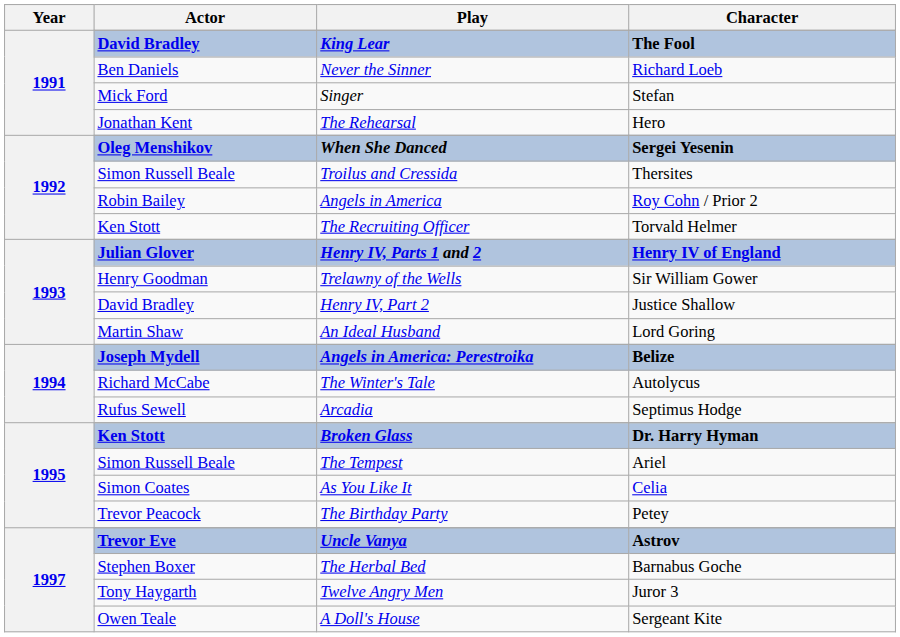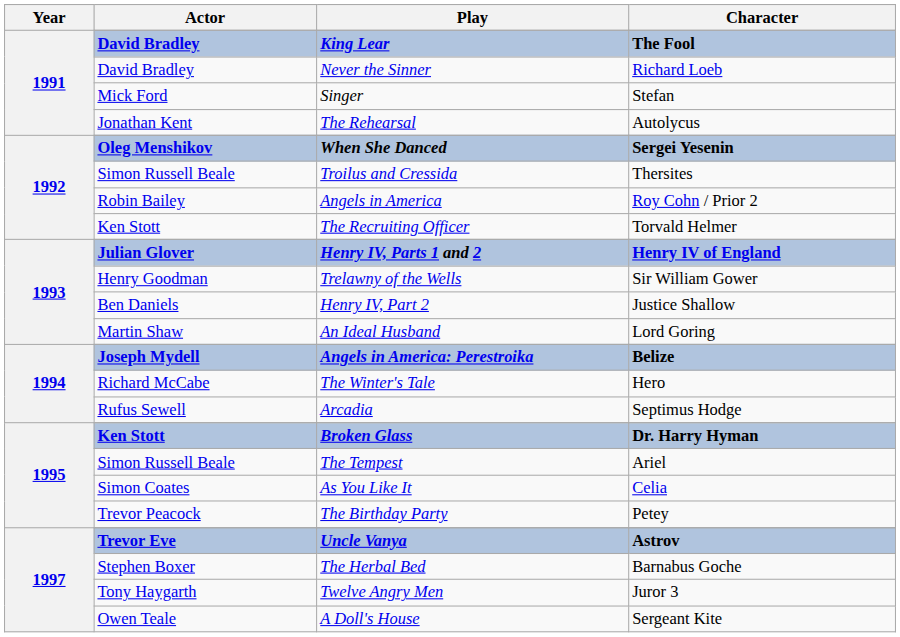(138, 69) Ben Daniels -> (146, 69) David Bradley
(649, 122) Hero -> (666, 122) Autolycus
(146, 305) David Bradley -> (138, 305) Ben Daniels
(666, 383) Autolycus -> (649, 383) Hero
